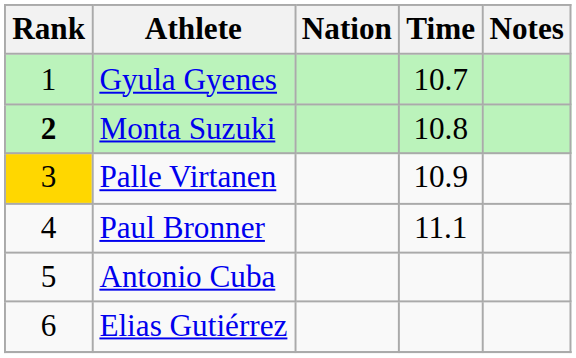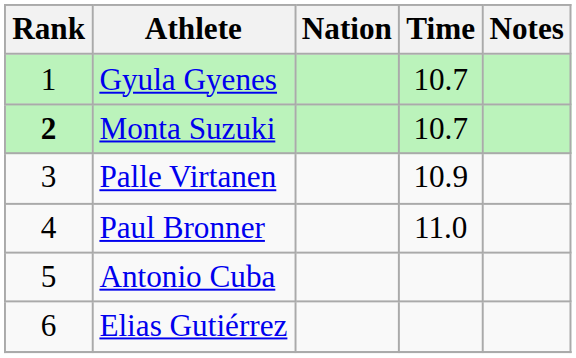(441, 128) 10.8 -> (441, 128) 10.7
(49, 177) gold background -> (49, 177) no background
(441, 227) 11.1 -> (441, 227) 11.0
